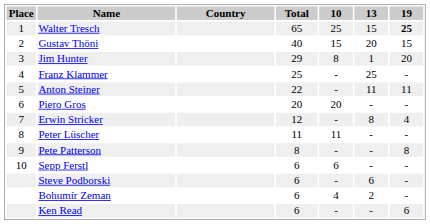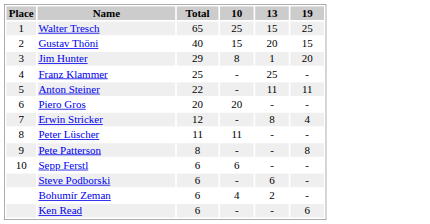- column: (226, 13)
(406, 28) bold -> (307, 28) normal
